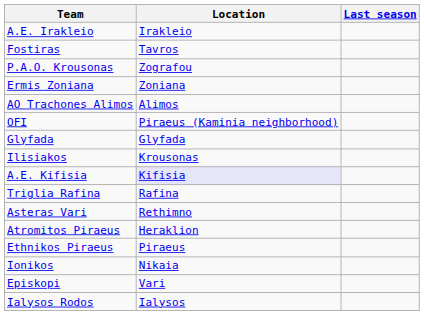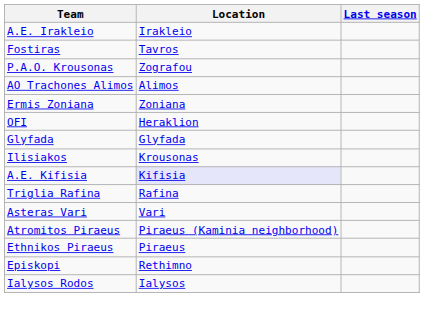rows swapped: (50, 85) <-> (70, 103)
(239, 121) Piraeus (Kaminia neighborhood) -> (169, 121) Heraklion
(165, 212) Rethimno -> (152, 212) Vari
(169, 230) Heraklion -> (239, 230) Piraeus (Kaminia neighborhood)
- row: (30, 266)
(152, 284) Vari -> (165, 266) Rethimno
